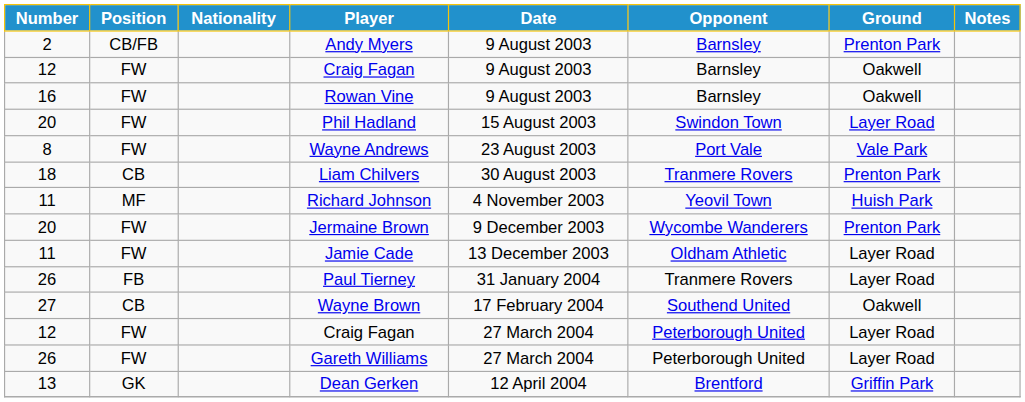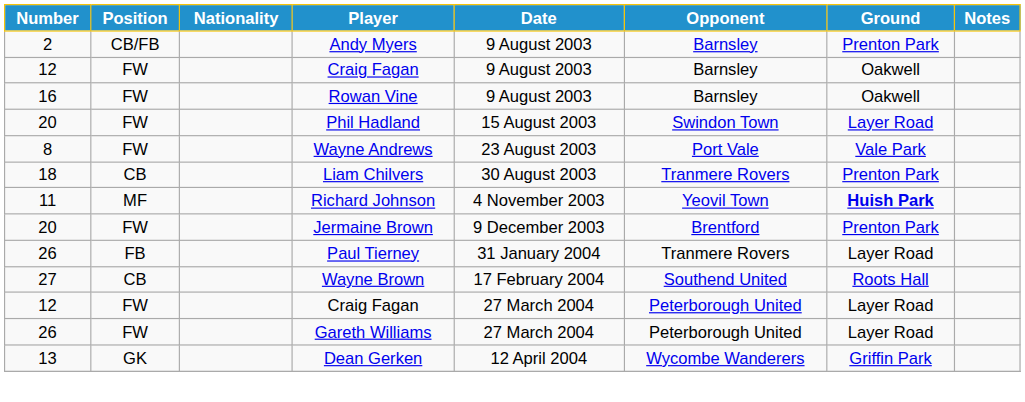(892, 201) normal -> (891, 201) bold
(729, 227) Wycombe Wanderers -> (725, 227) Brentford
- row: (47, 254)
(892, 306) Oakwell -> (891, 280) Roots Hall
(729, 384) Brentford -> (725, 358) Wycombe Wanderers
